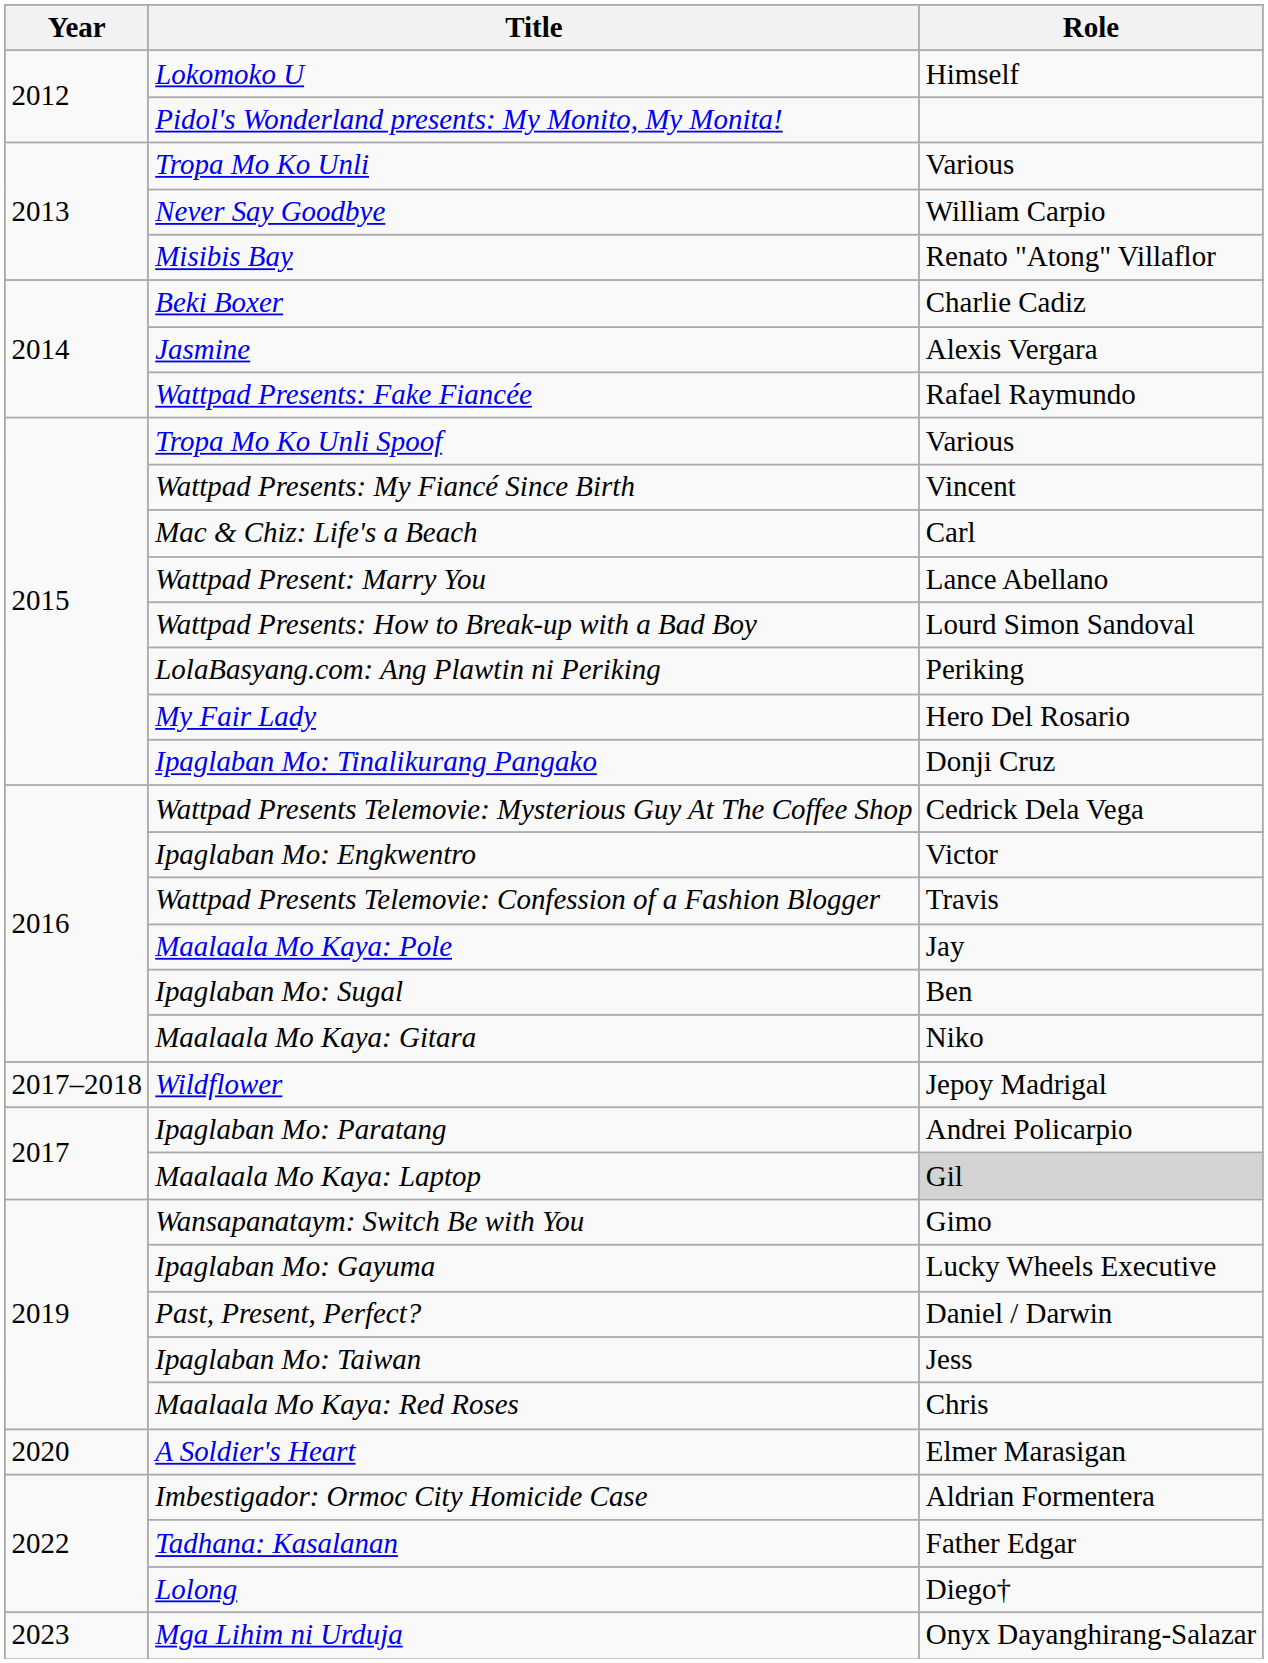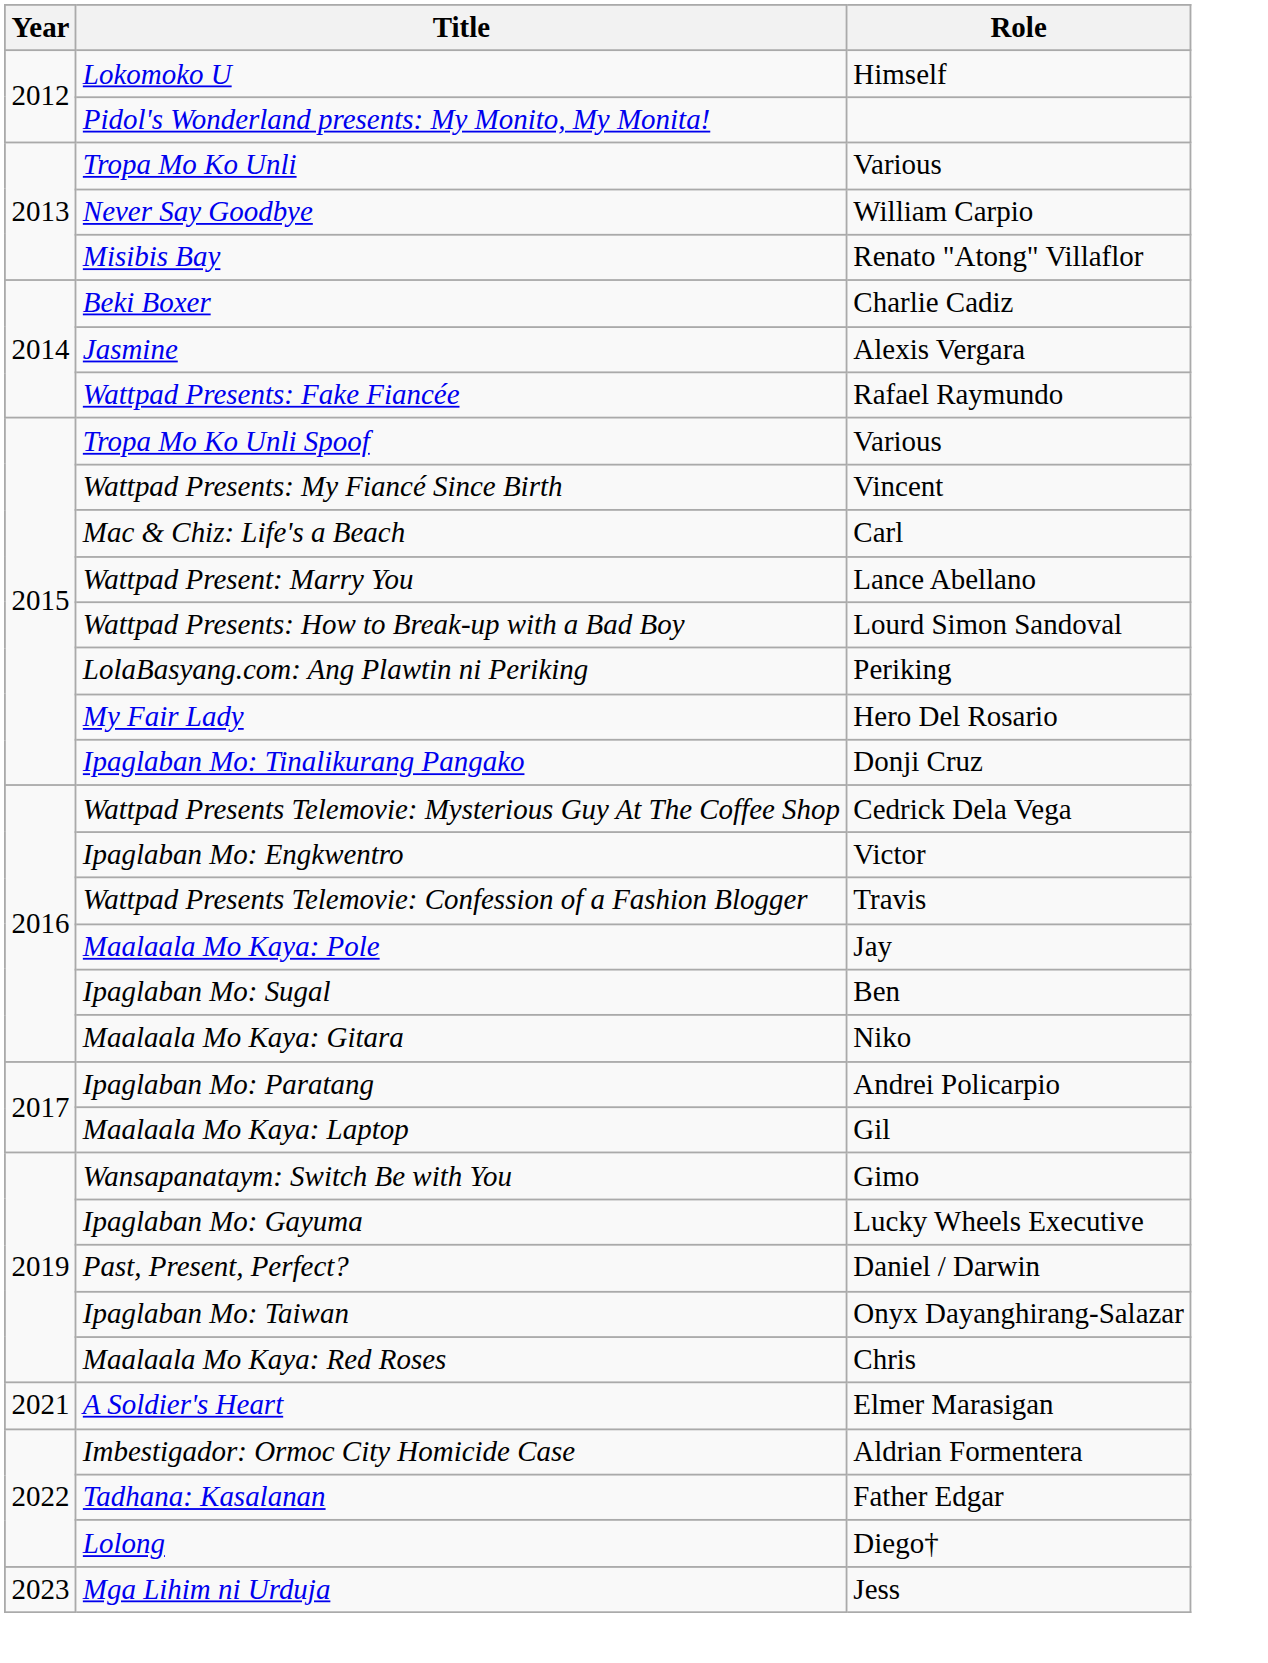- row: (219, 1083)
(944, 1175) lightgrey background -> (872, 1129) no background
(949, 1359) Jess -> (1019, 1313) Onyx Dayanghirang-Salazar
(41, 1451) 2020 -> (41, 1405) 2021
(1091, 1634) Onyx Dayanghirang-Salazar -> (877, 1589) Jess
